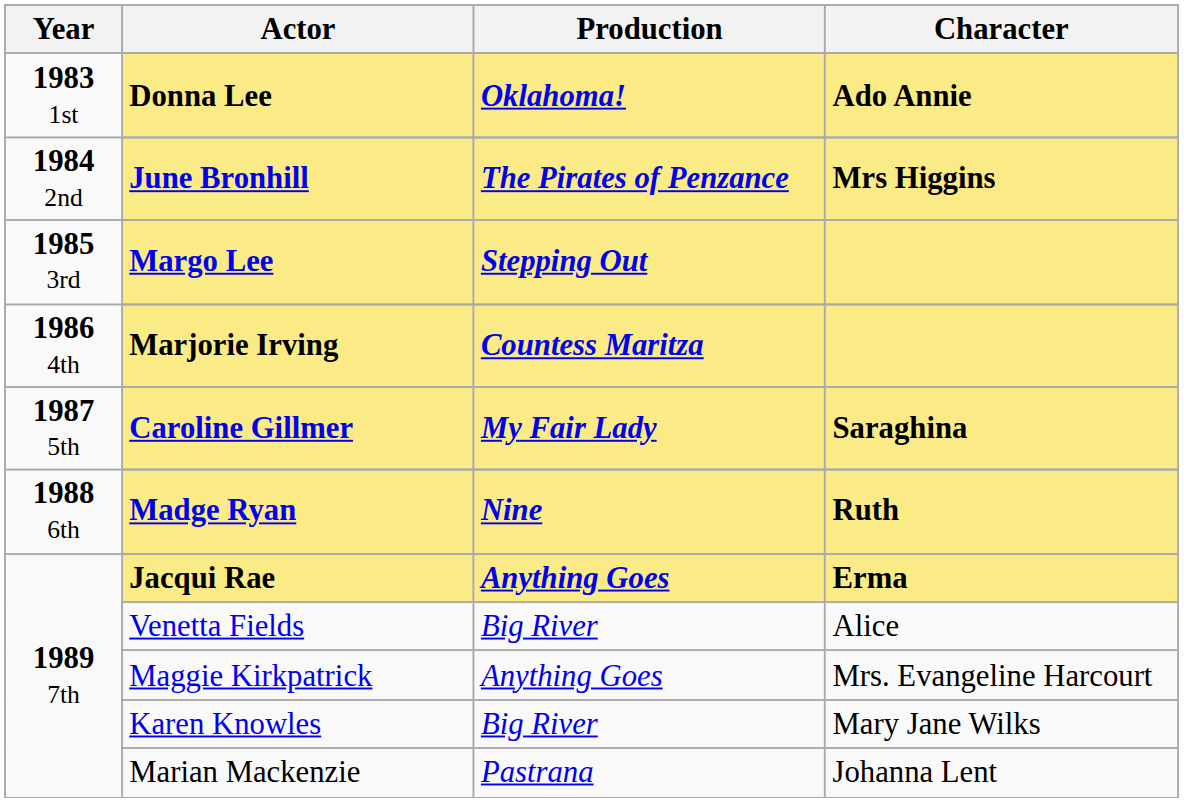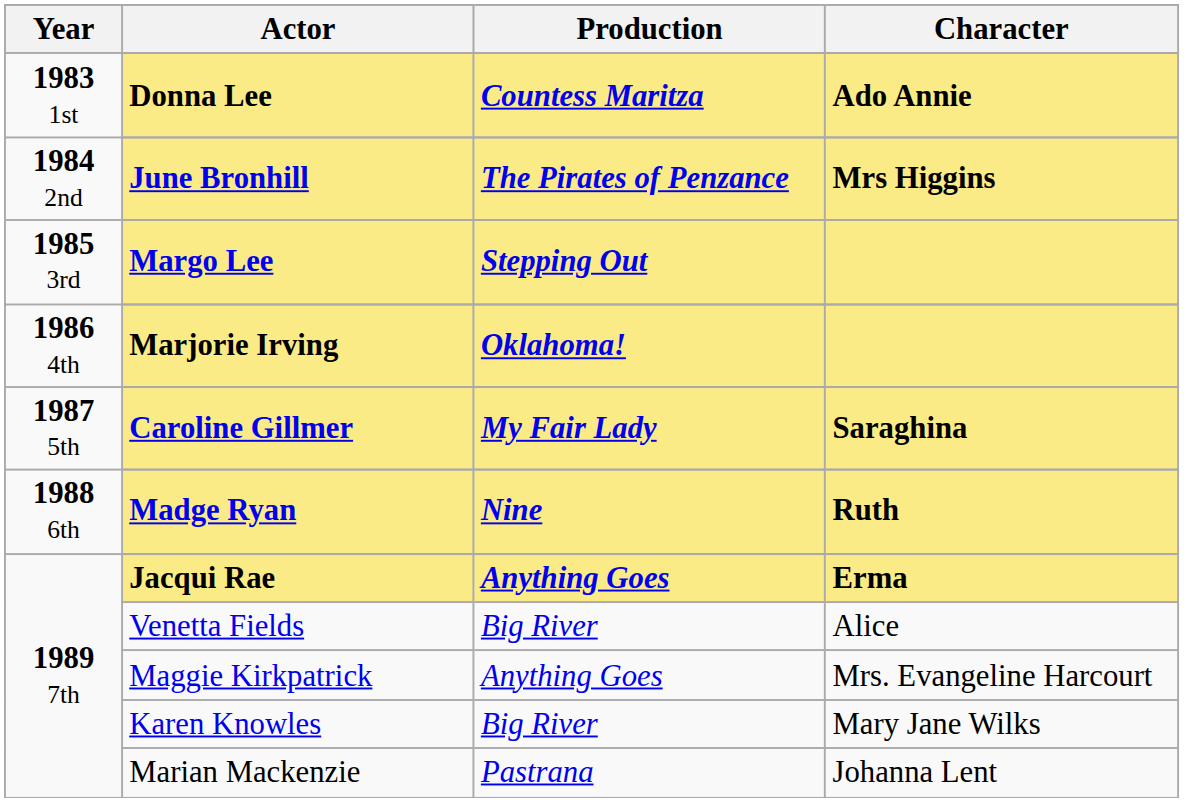(553, 94) Oklahoma! -> (592, 94) Countess Maritza
(592, 344) Countess Maritza -> (553, 344) Oklahoma!
